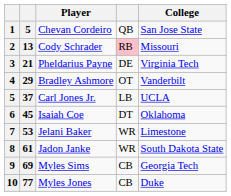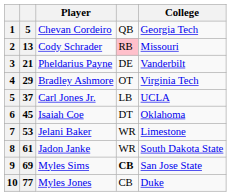(171, 30) San Jose State -> (169, 30) Georgia Tech
(170, 64) Virginia Tech -> (163, 64) Vanderbilt
(163, 81) Vanderbilt -> (170, 81) Virginia Tech
(126, 166) normal -> (126, 166) bold
(169, 166) Georgia Tech -> (171, 166) San Jose State
